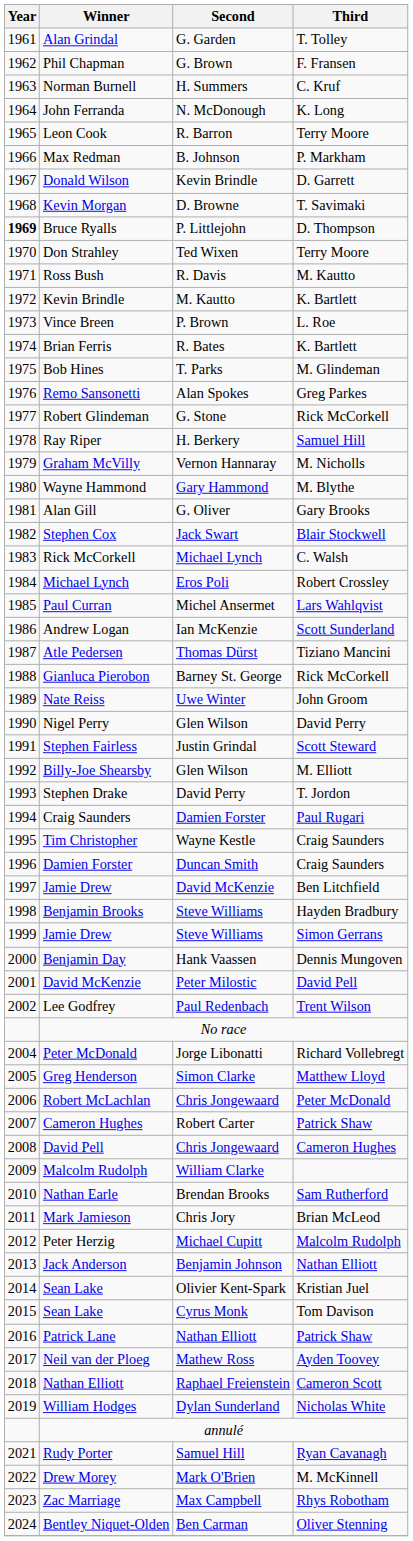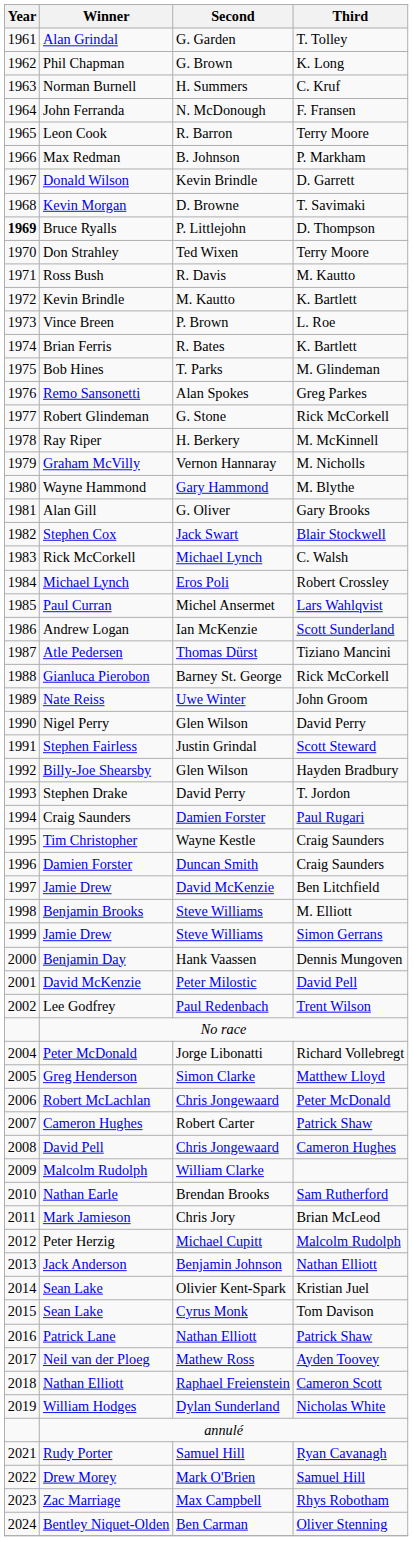(326, 63) F. Fransen -> (320, 63) K. Long
(320, 110) K. Long -> (326, 110) F. Fransen
(331, 440) Samuel Hill -> (337, 440) M. McKinnell
(324, 770) M. Elliott -> (347, 770) Hayden Bradbury
(347, 911) Hayden Bradbury -> (324, 911) M. Elliott
(337, 1477) M. McKinnell -> (331, 1477) Samuel Hill
